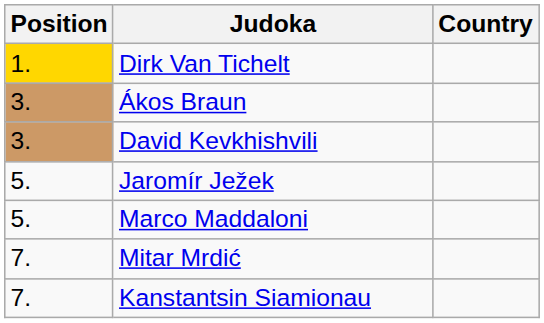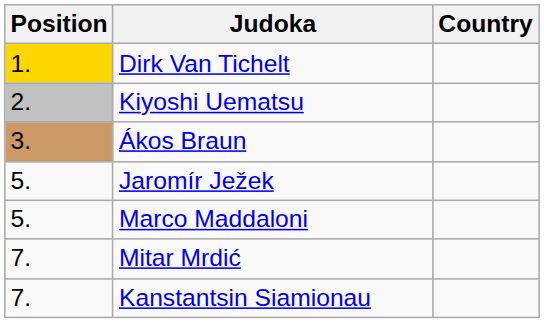+ row: (211, 102)
- row: (218, 141)
